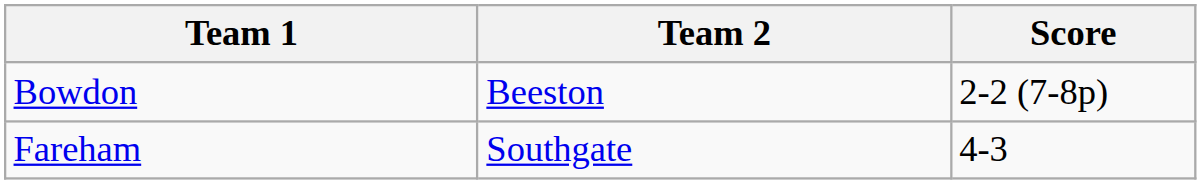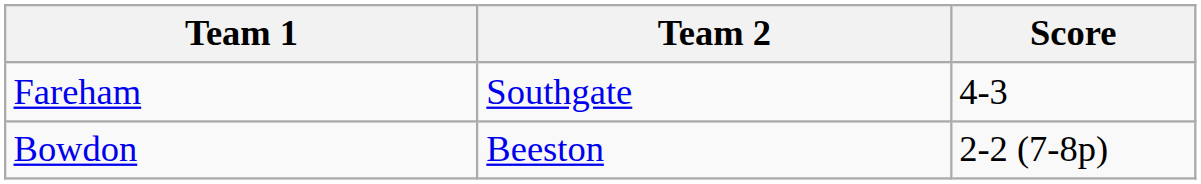rows swapped: (75, 91) <-> (77, 149)
